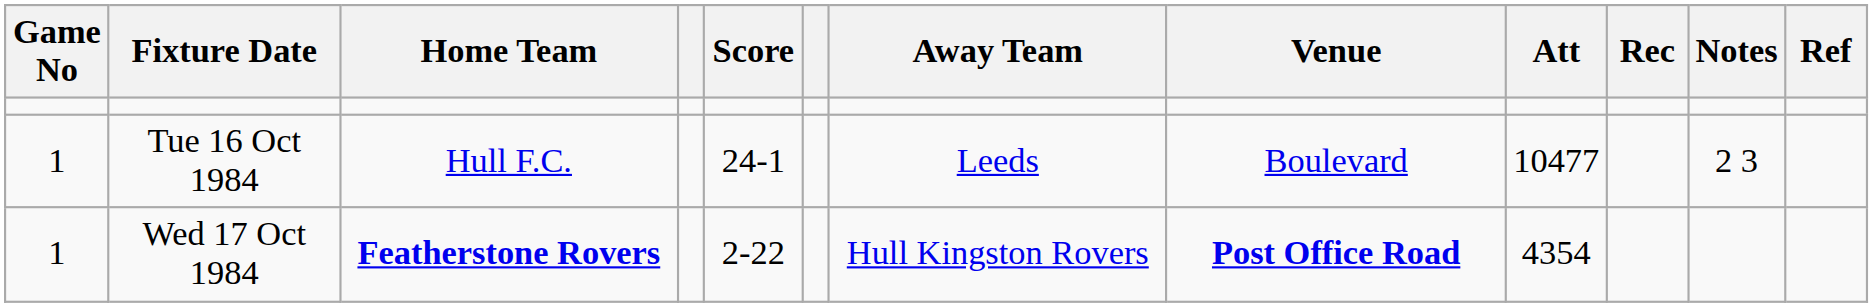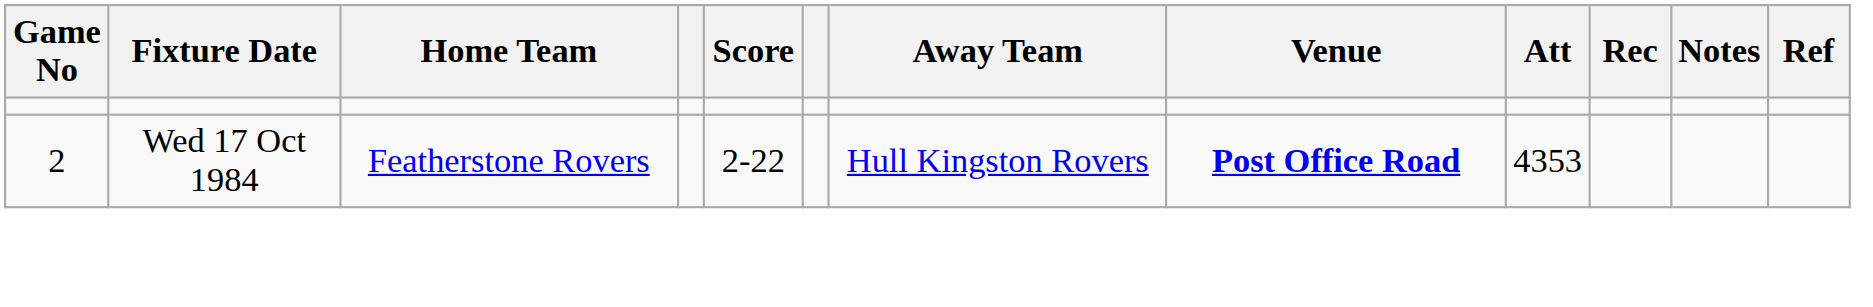- row: (224, 160)
(57, 253) 1 -> (57, 160) 2
(509, 253) bold -> (509, 160) normal
(1556, 253) 4354 -> (1548, 160) 4353
